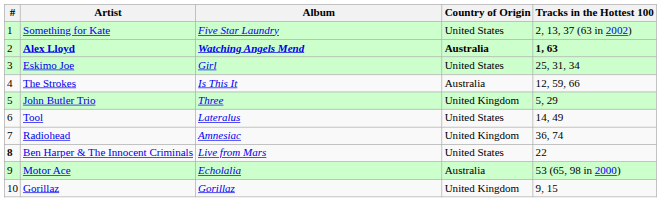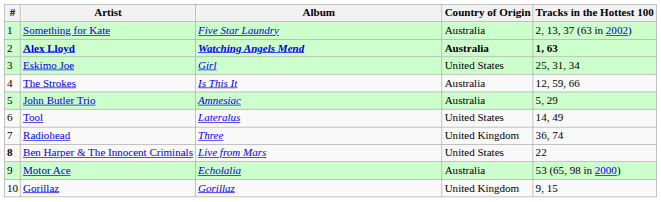(474, 30) United States -> (465, 30) Australia
(211, 100) Three -> (220, 100) Amnesiac
(482, 100) United Kingdom -> (465, 100) Australia
(220, 135) Amnesiac -> (211, 135) Three
